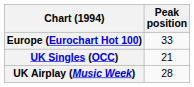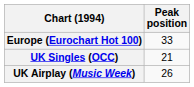(167, 73) 28 -> (167, 73) 26
